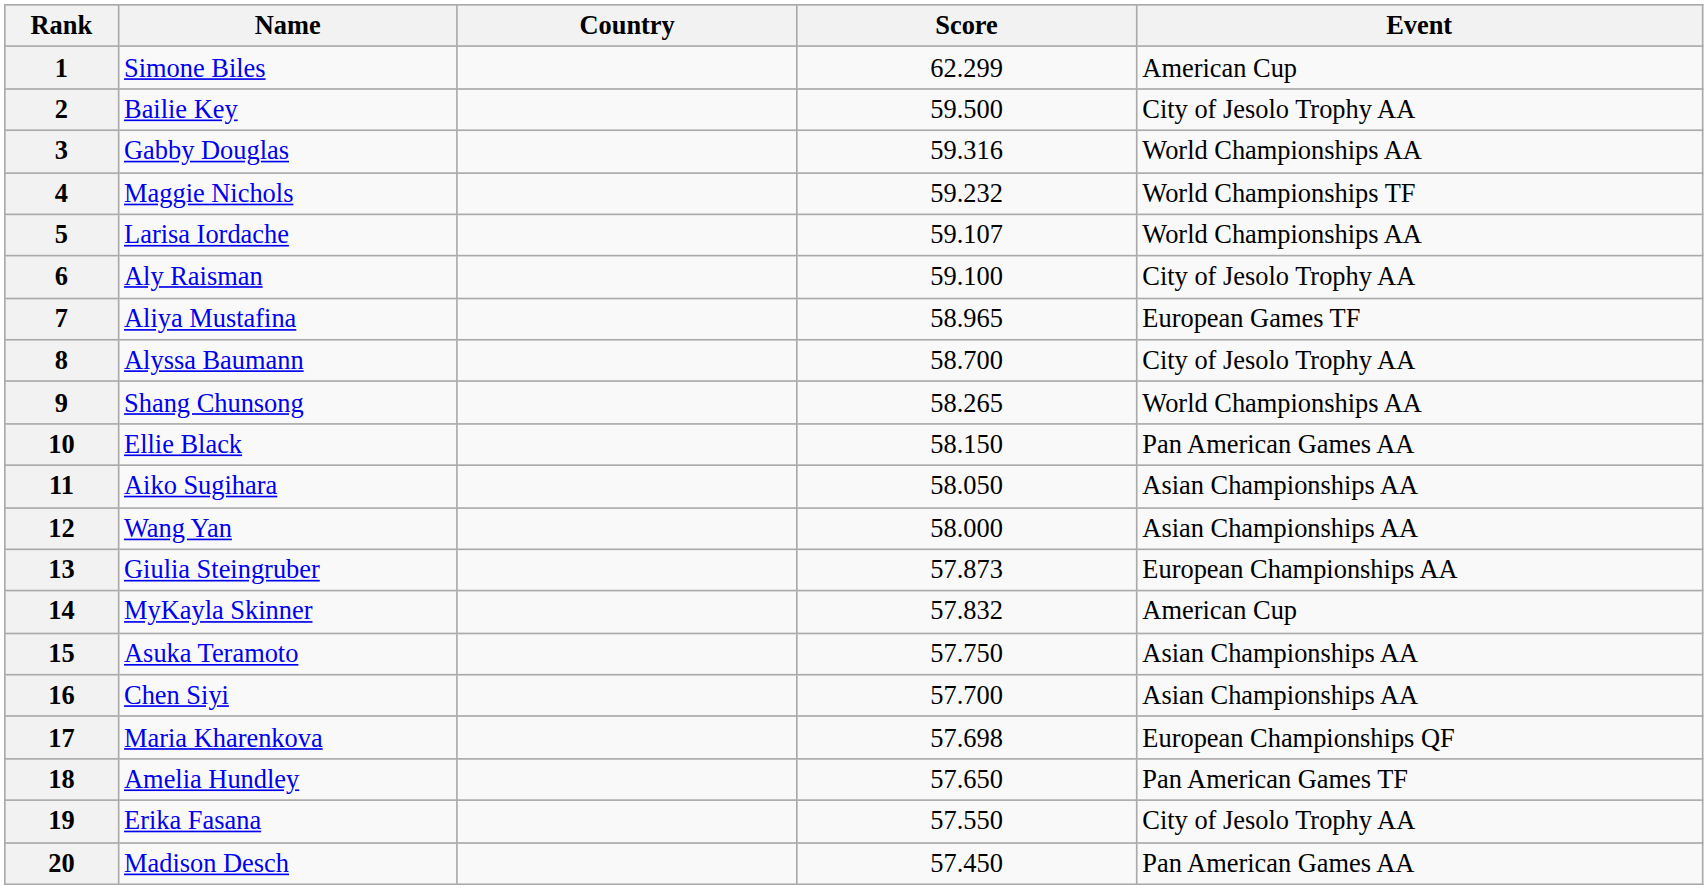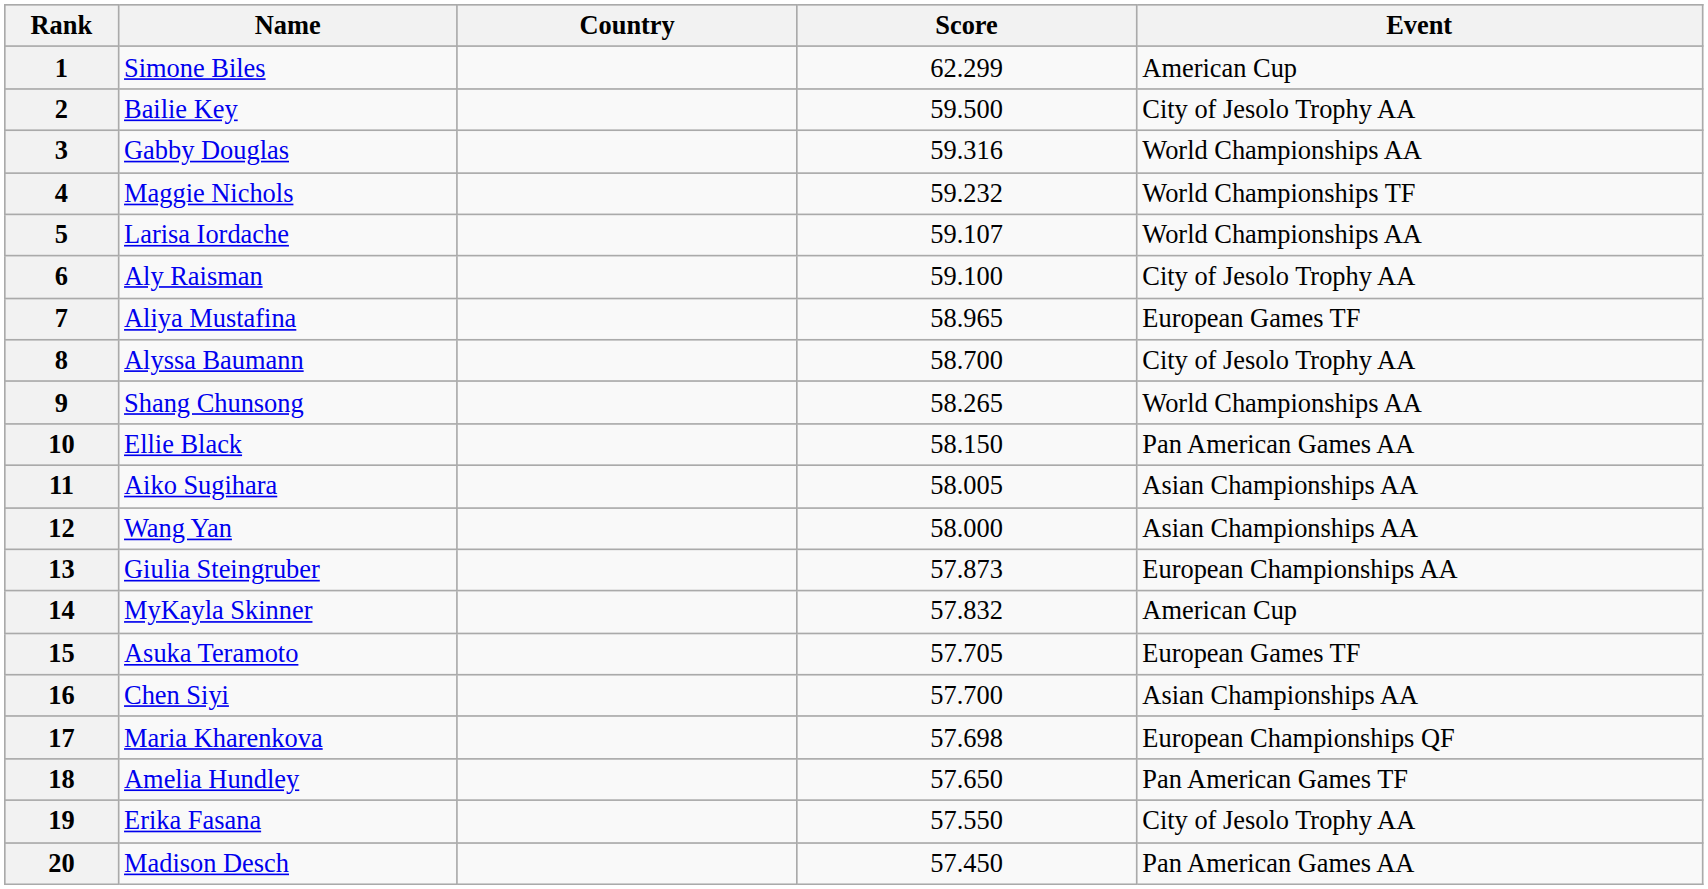(967, 485) 58.050 -> (967, 485) 58.005
(967, 653) 57.750 -> (967, 653) 57.705
(1280, 653) Asian Championships AA -> (1251, 653) European Games TF
